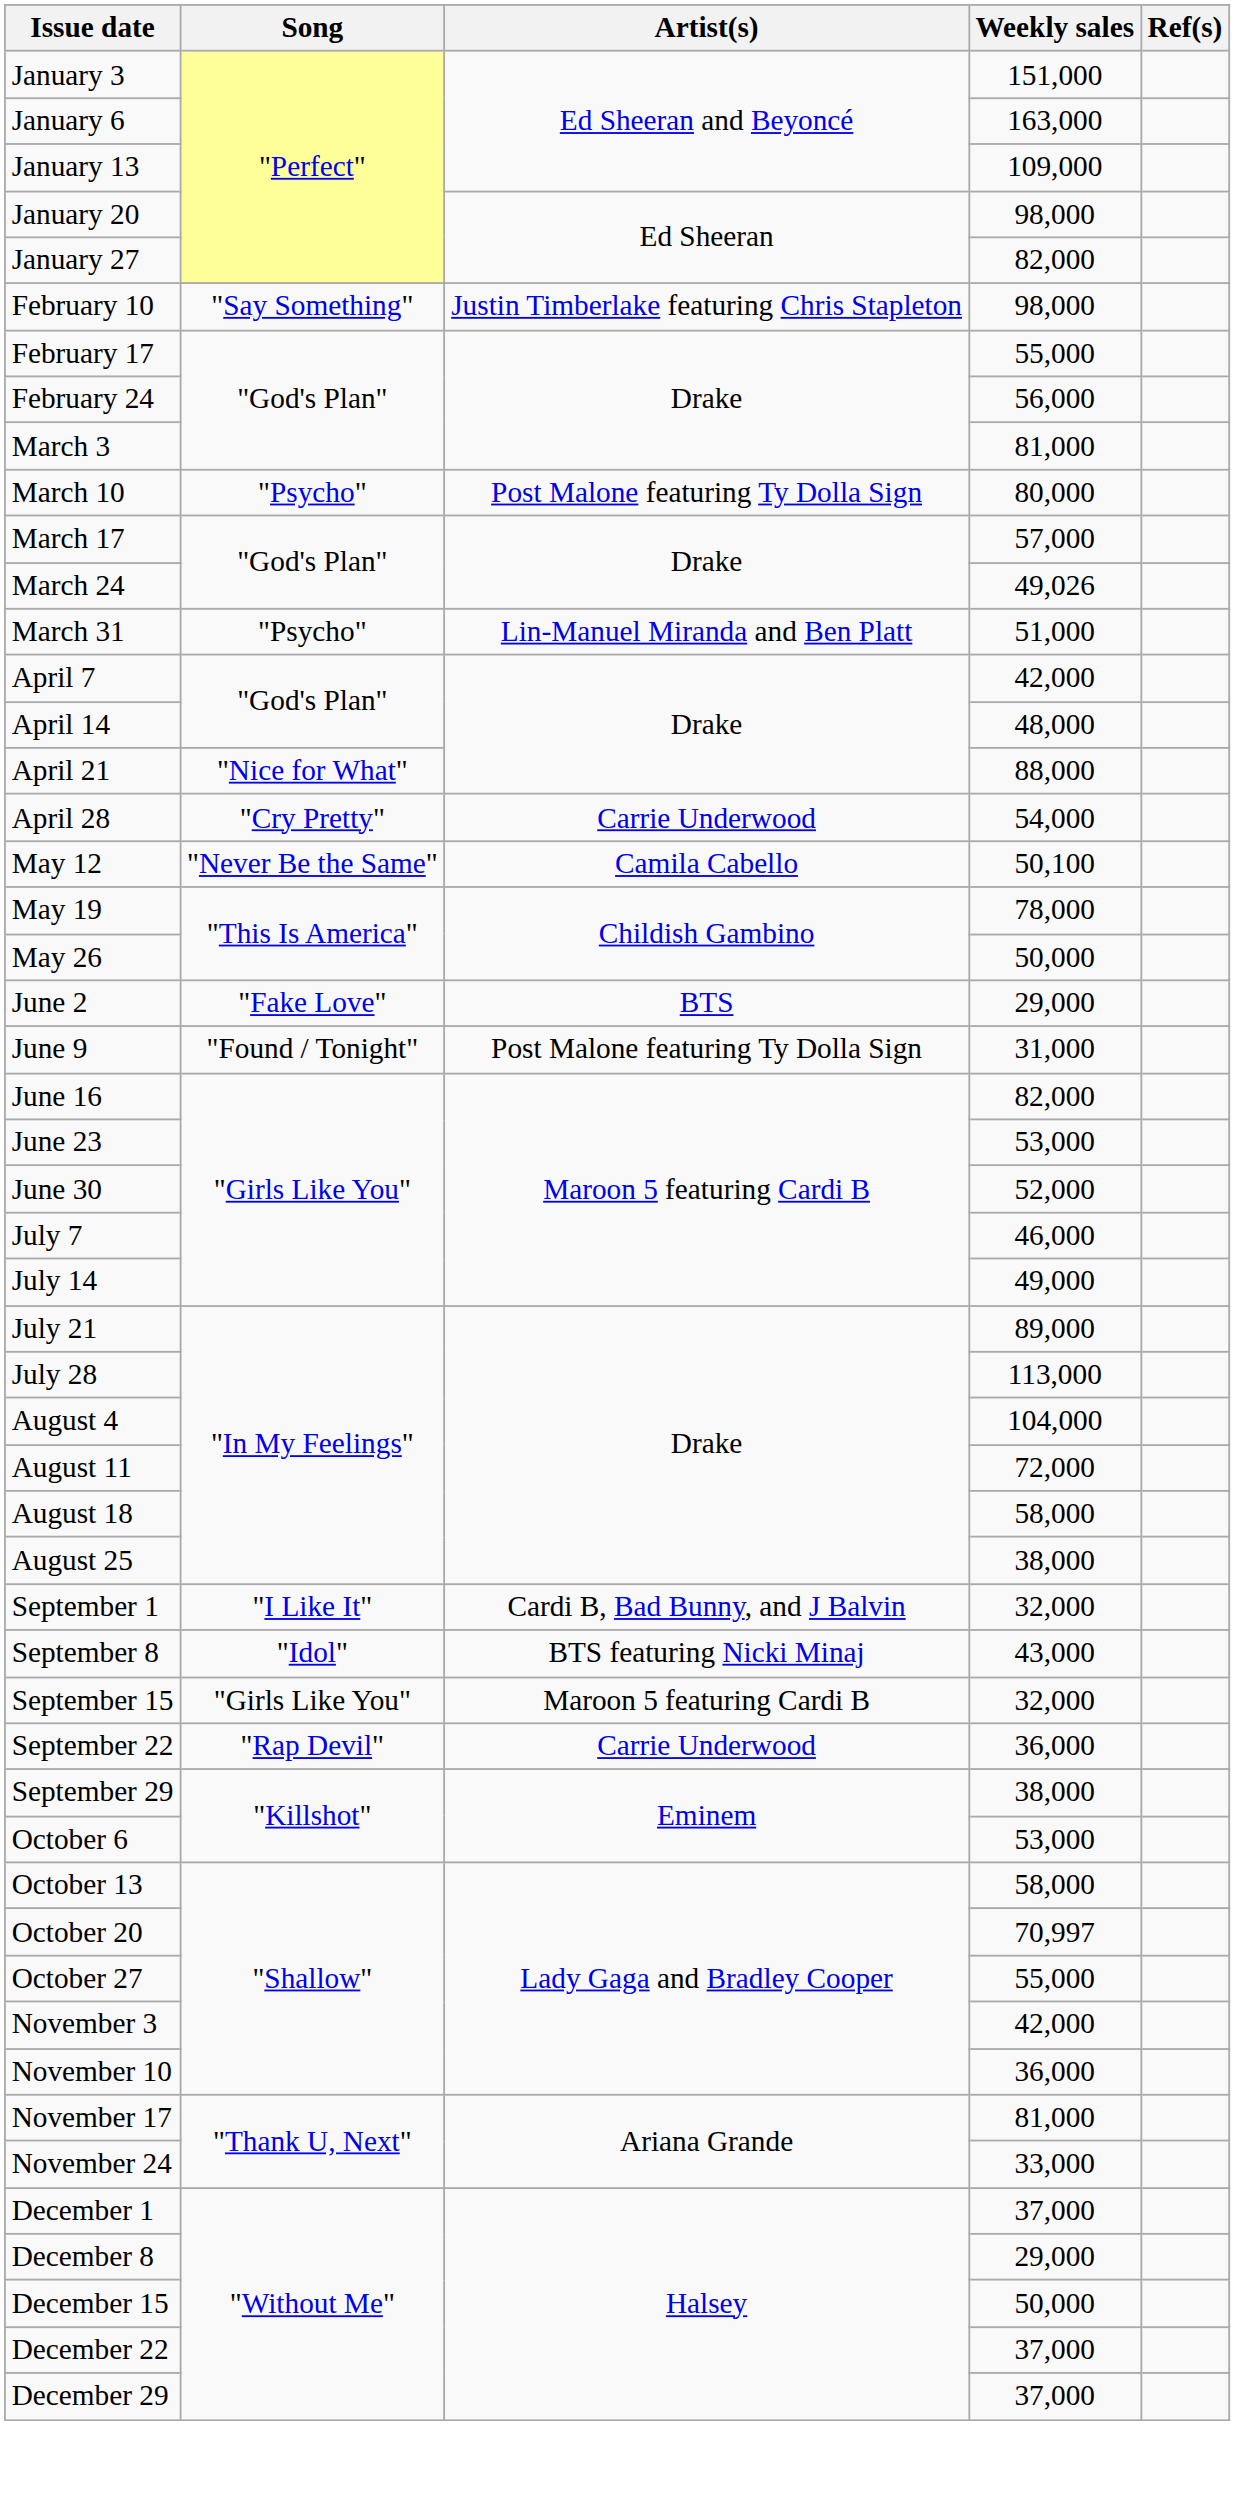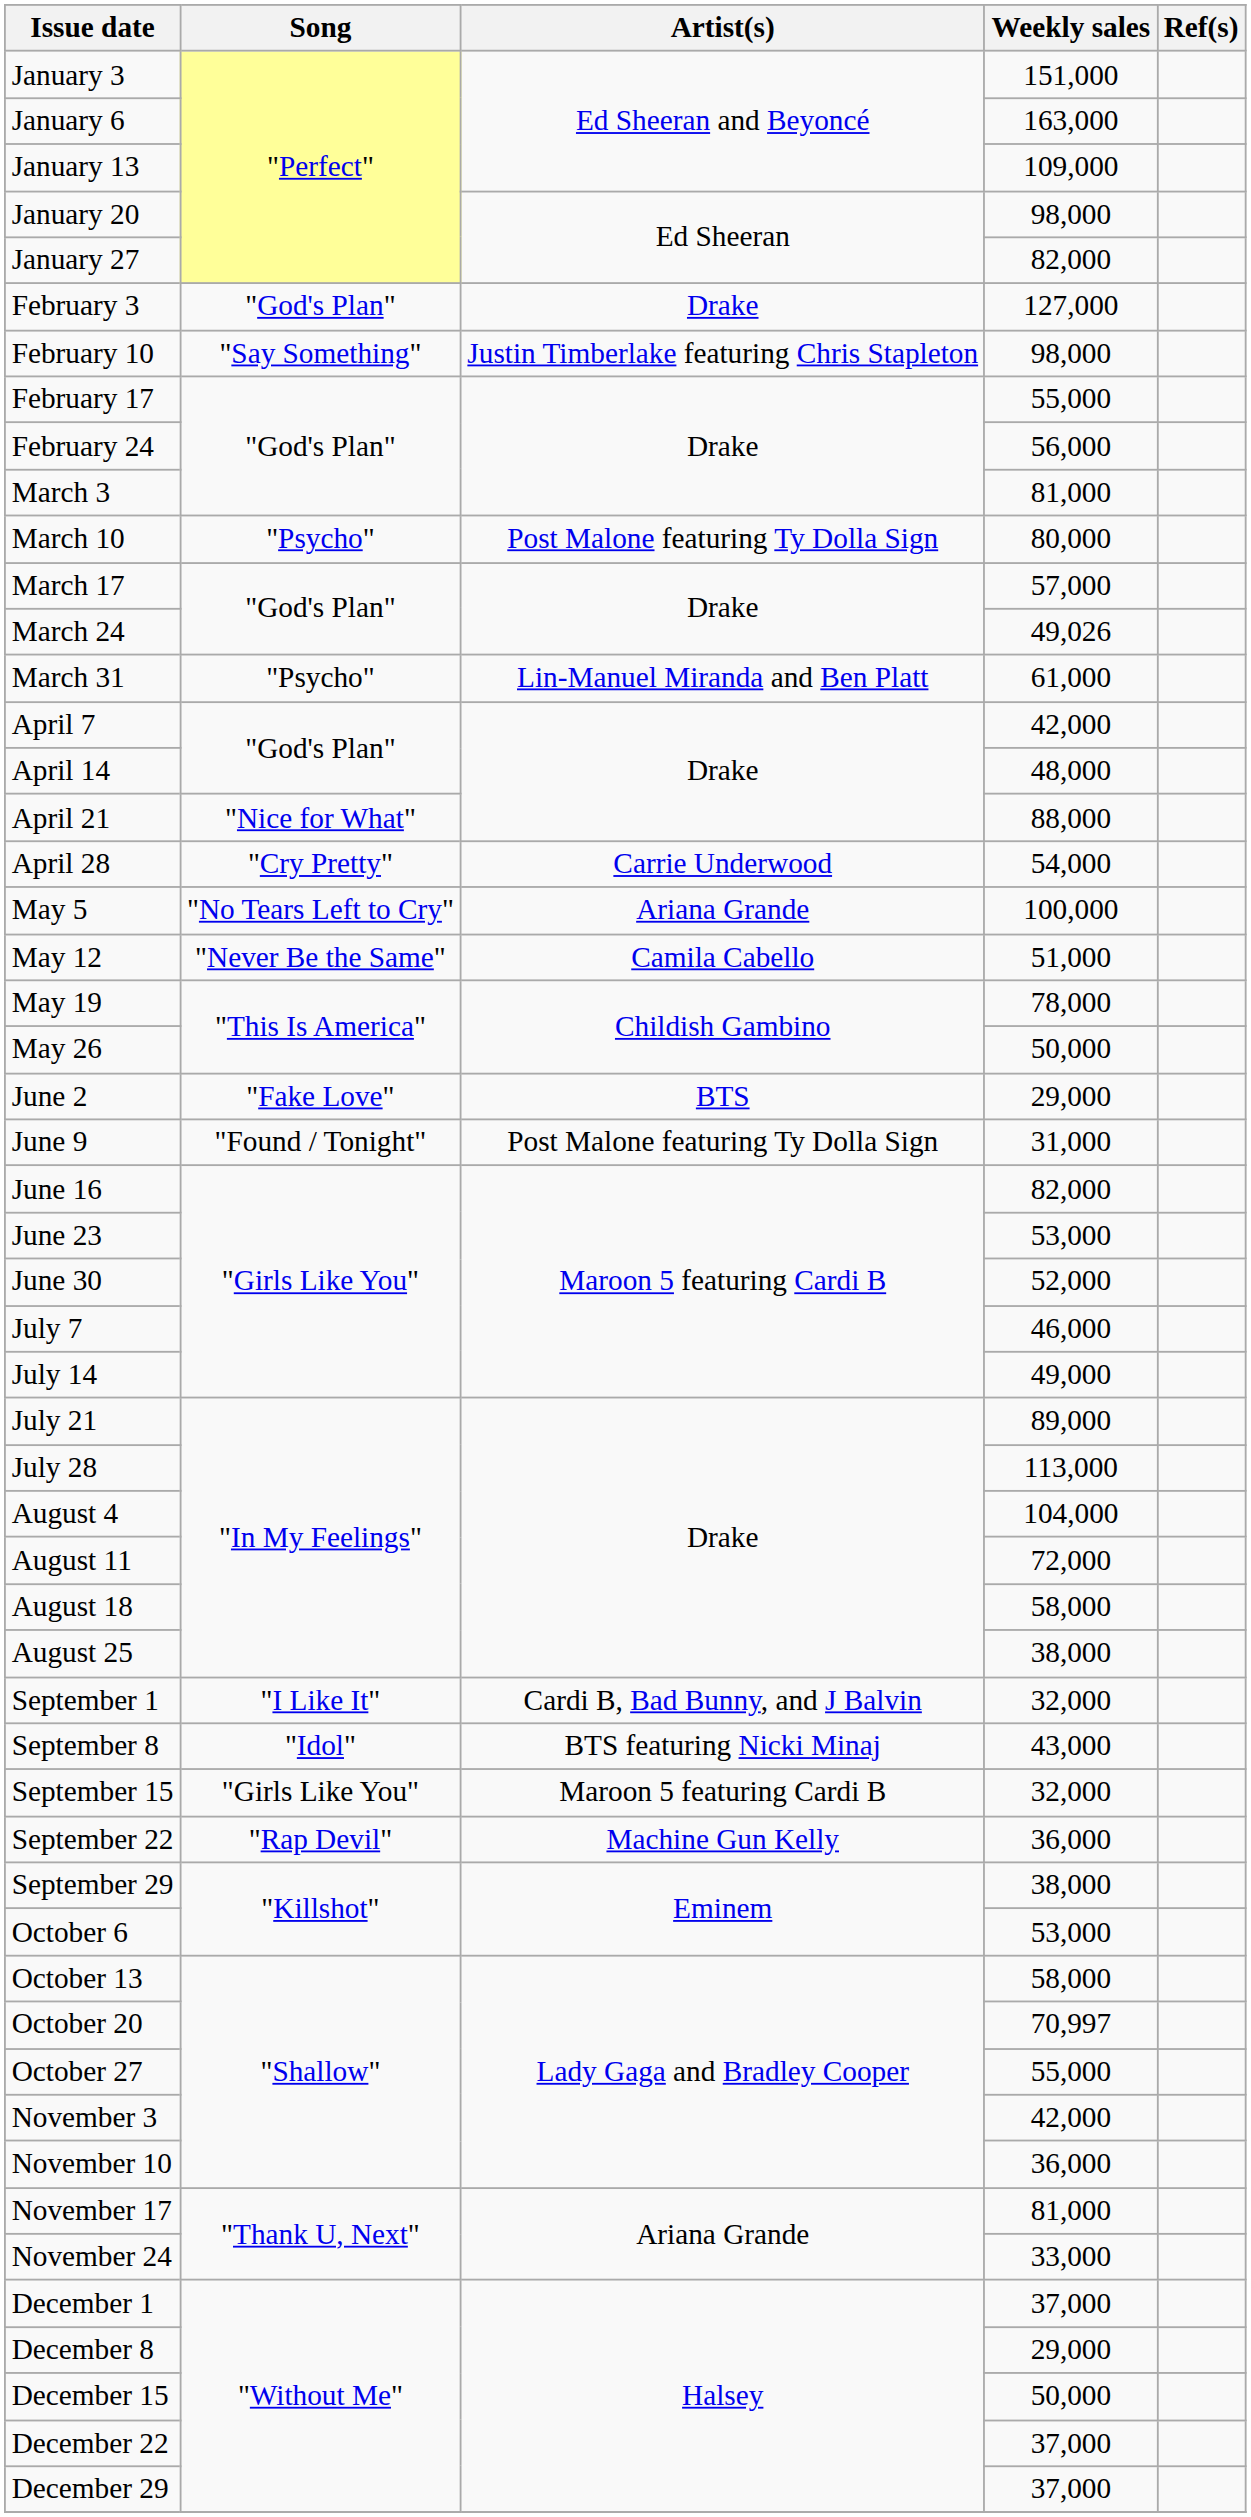+ row: (75, 306)
(1055, 631) 51,000 -> (1071, 677) 61,000
+ row: (49, 910)
(1055, 863) 50,100 -> (1071, 956) 51,000
(707, 1745) Carrie Underwood -> (723, 1838) Machine Gun Kelly
